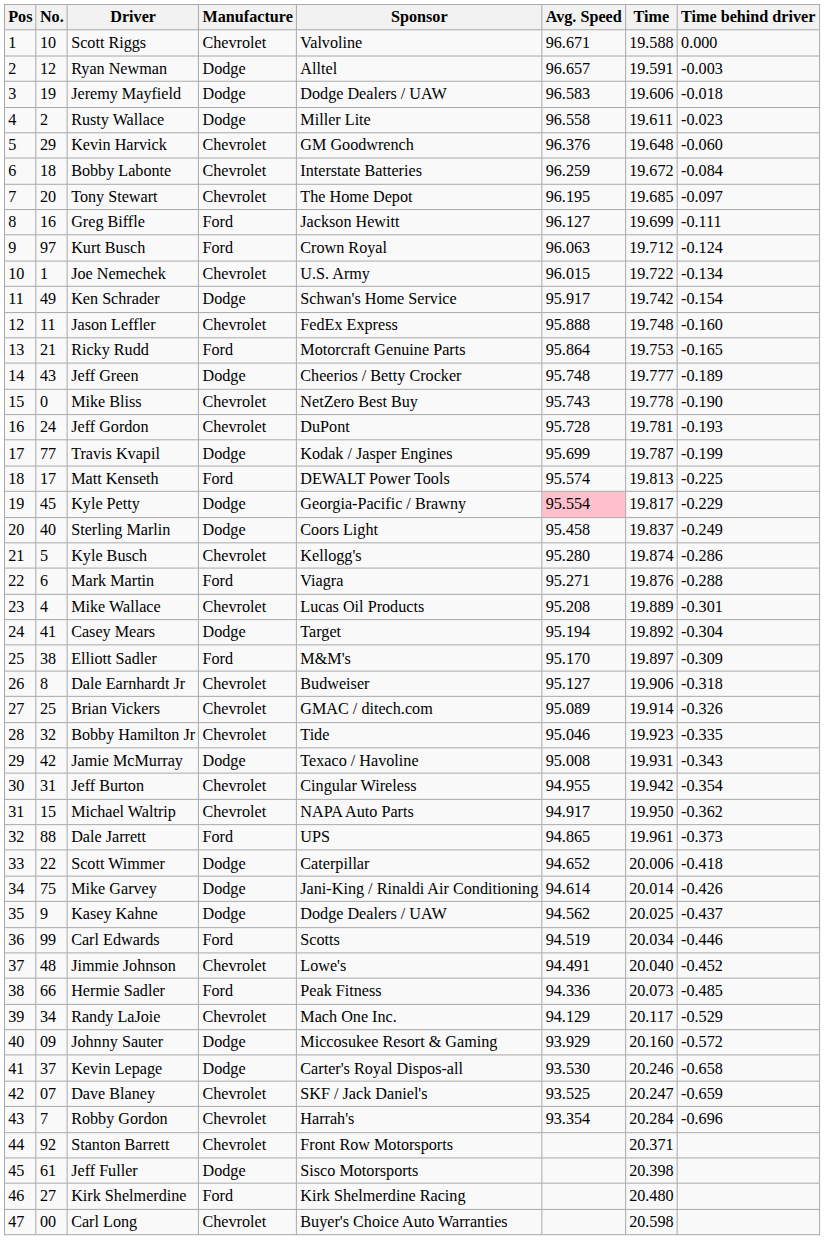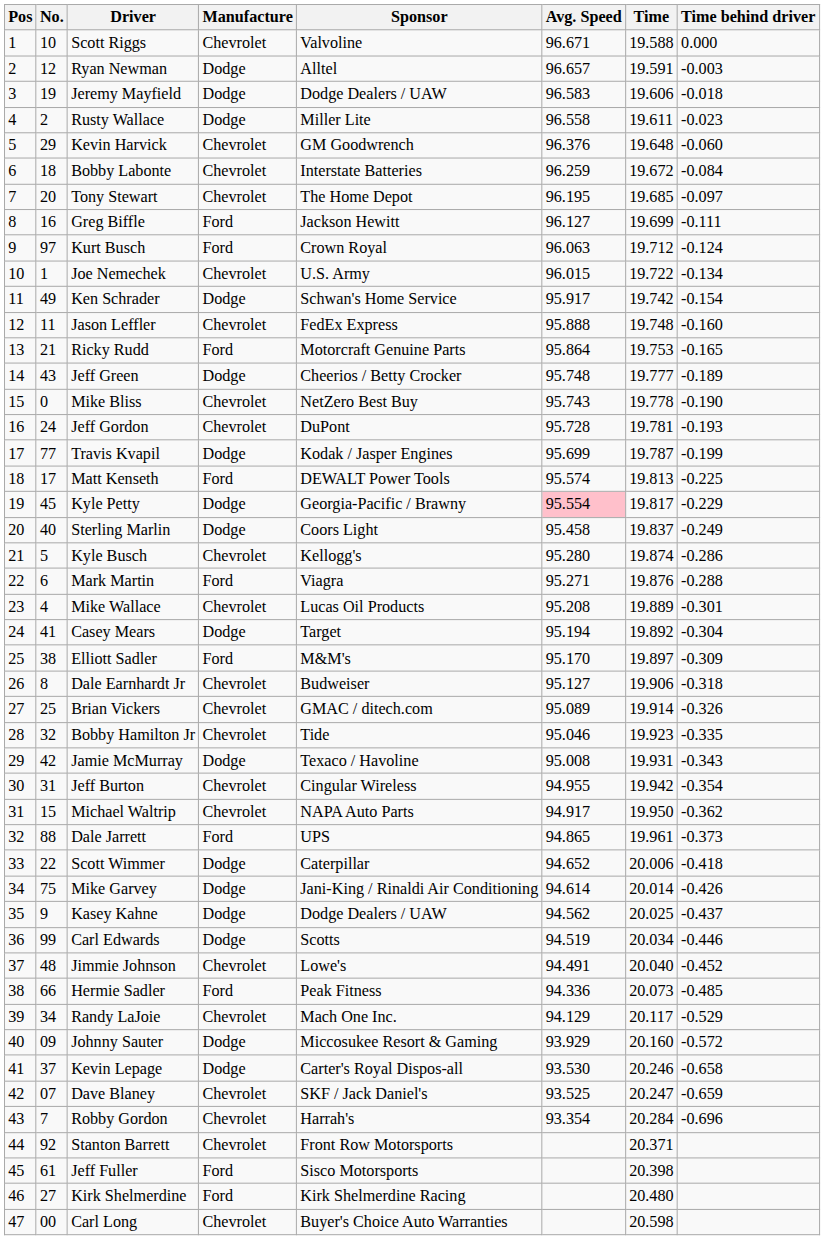(218, 939) Ford -> (224, 939) Dodge
(224, 1170) Dodge -> (218, 1170) Ford
